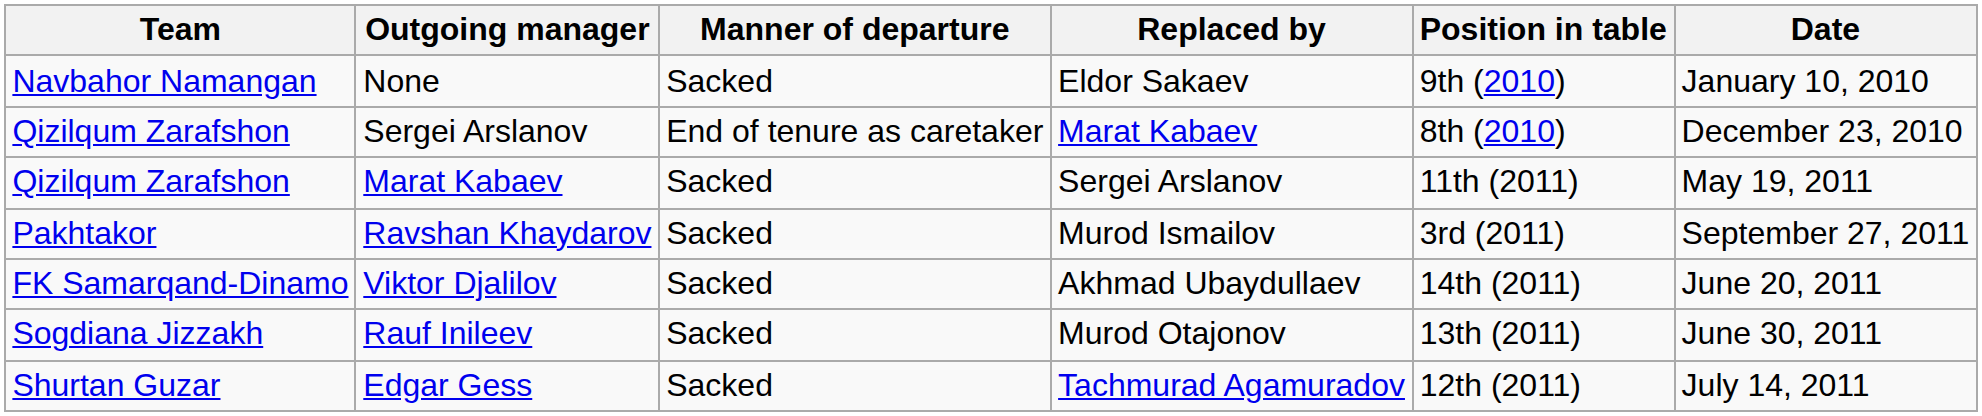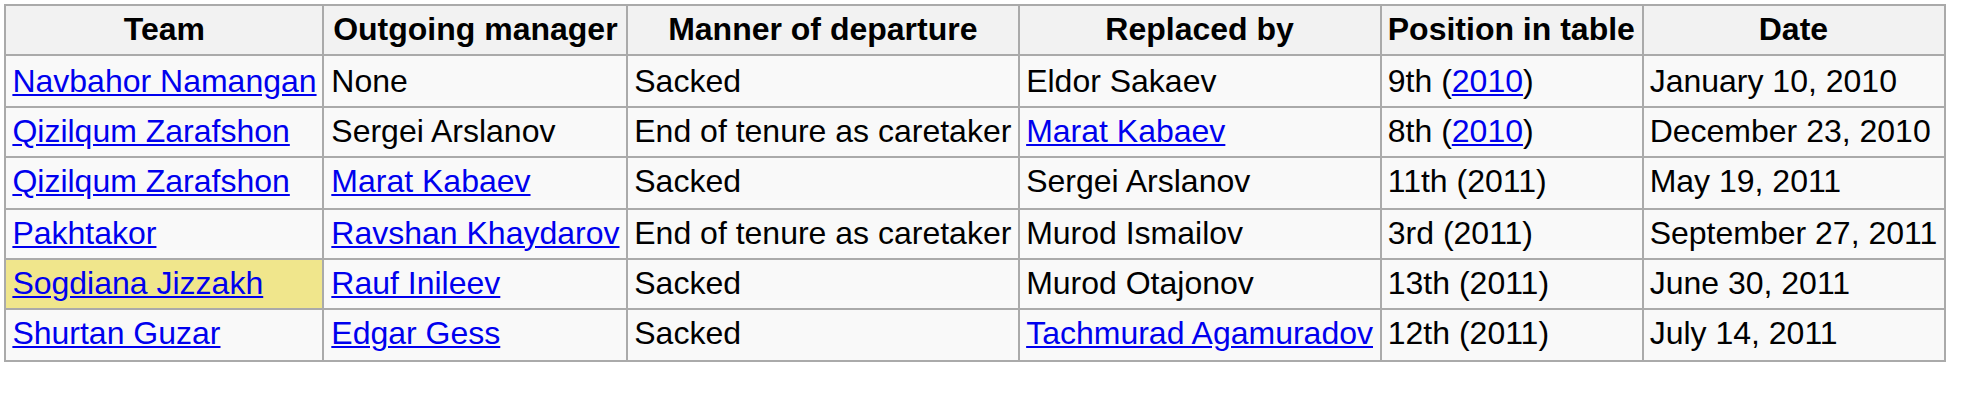(720, 232) Sacked -> (823, 232) End of tenure as caretaker
- row: (460, 283)
(138, 334) no background -> (138, 283) khaki background
